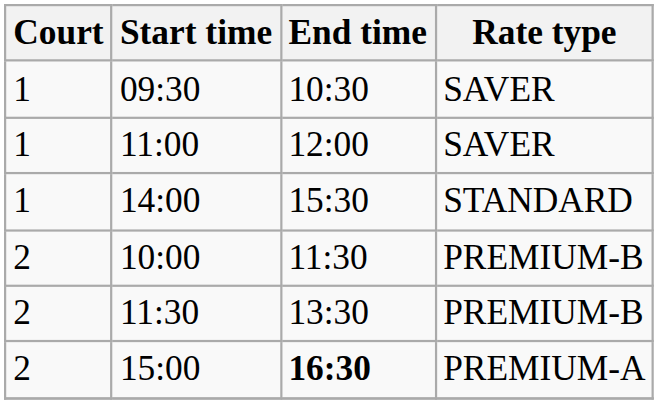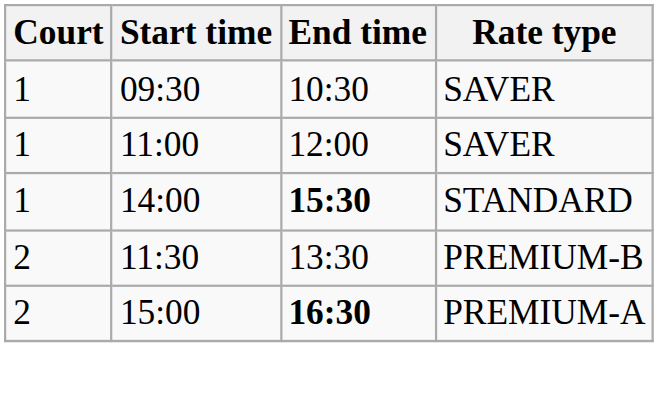(329, 200) normal -> (330, 200) bold
- row: (160, 256)
